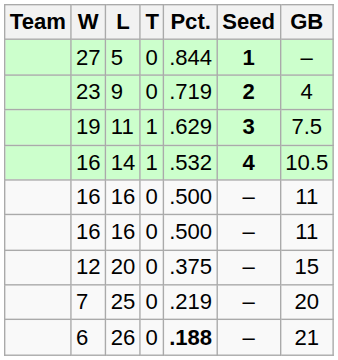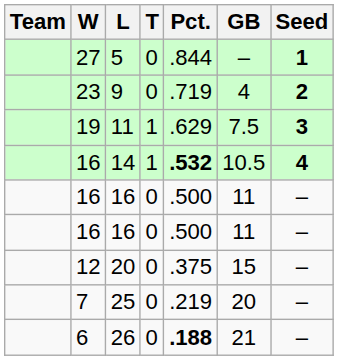columns swapped: (307, 22) <-> (249, 22)
(191, 162) normal -> (191, 162) bold
